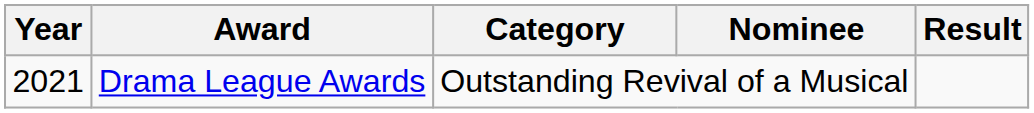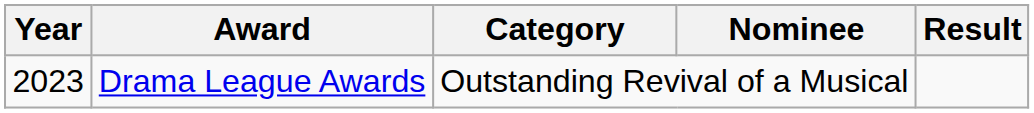(48, 81) 2021 -> (48, 81) 2023
